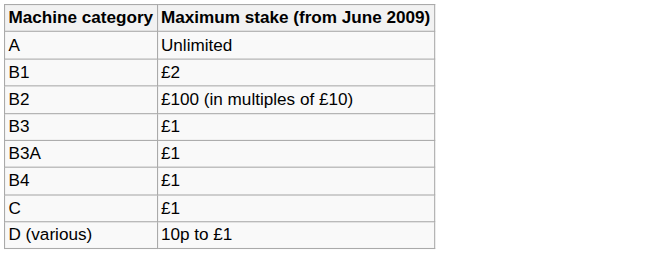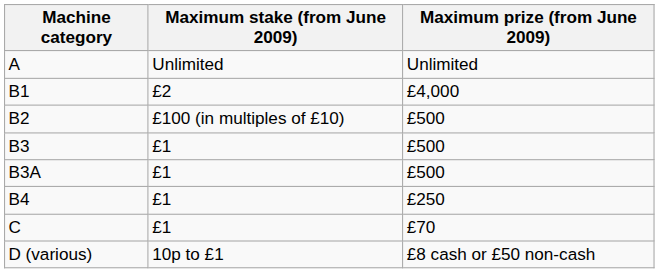+ column: (528, 27)
